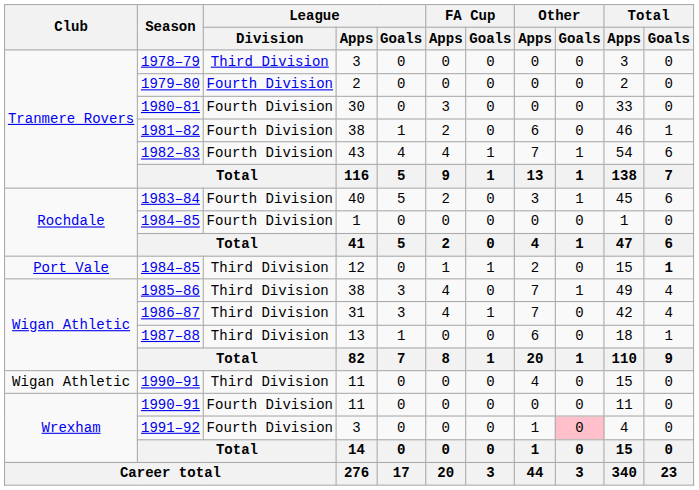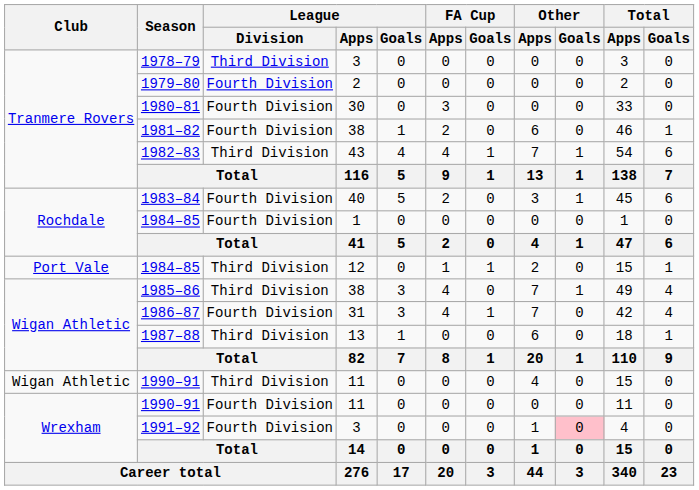(270, 153) Fourth Division -> (270, 153) Third Division
(669, 268) bold -> (669, 268) normal
(270, 313) Third Division -> (270, 313) Fourth Division
